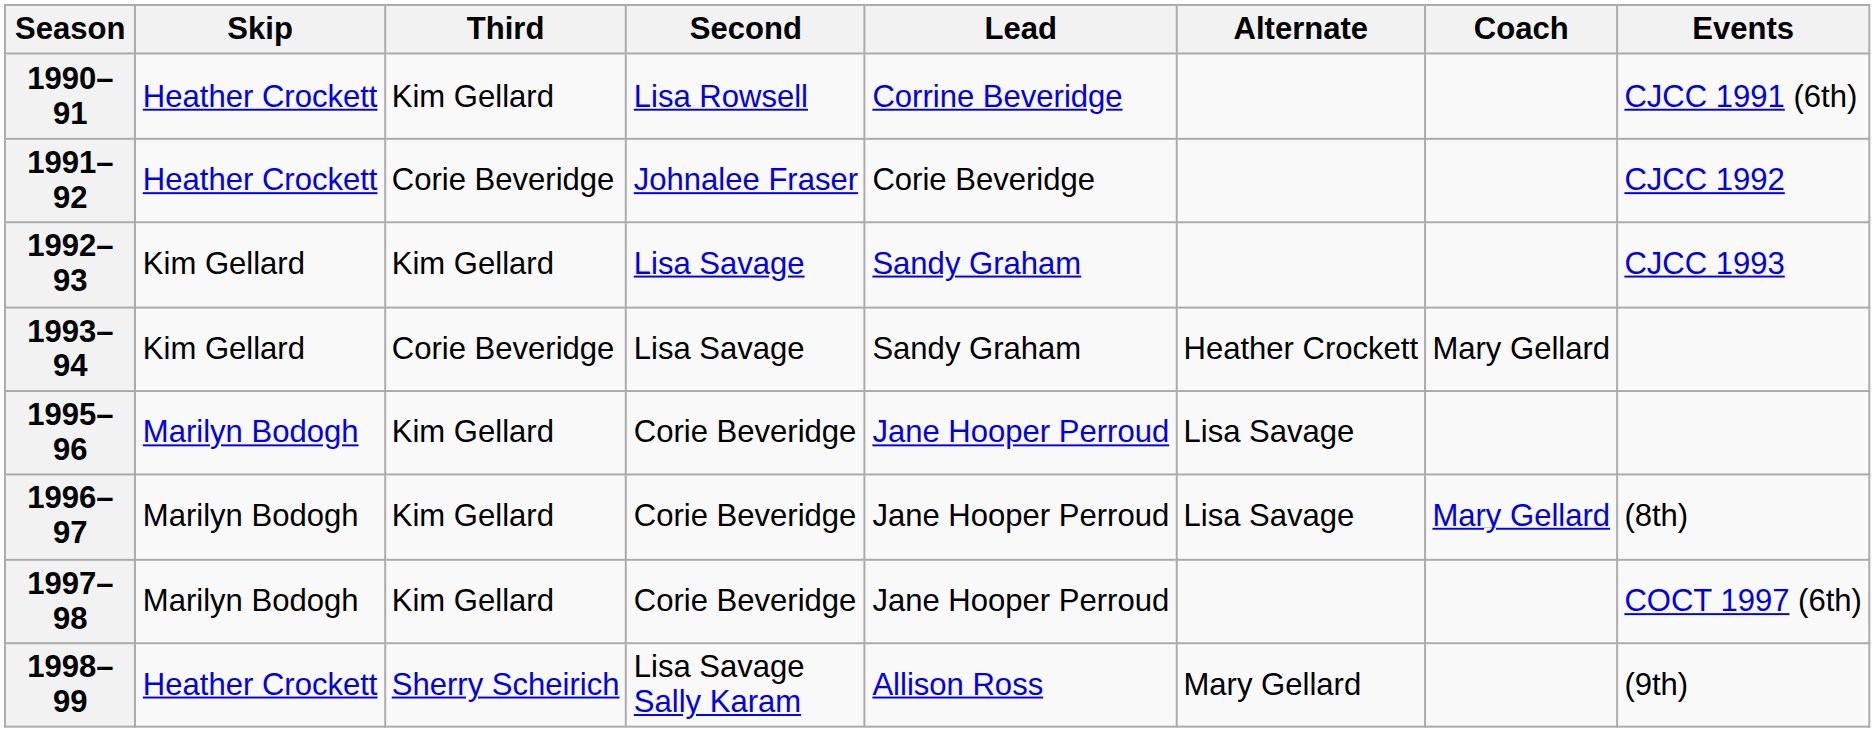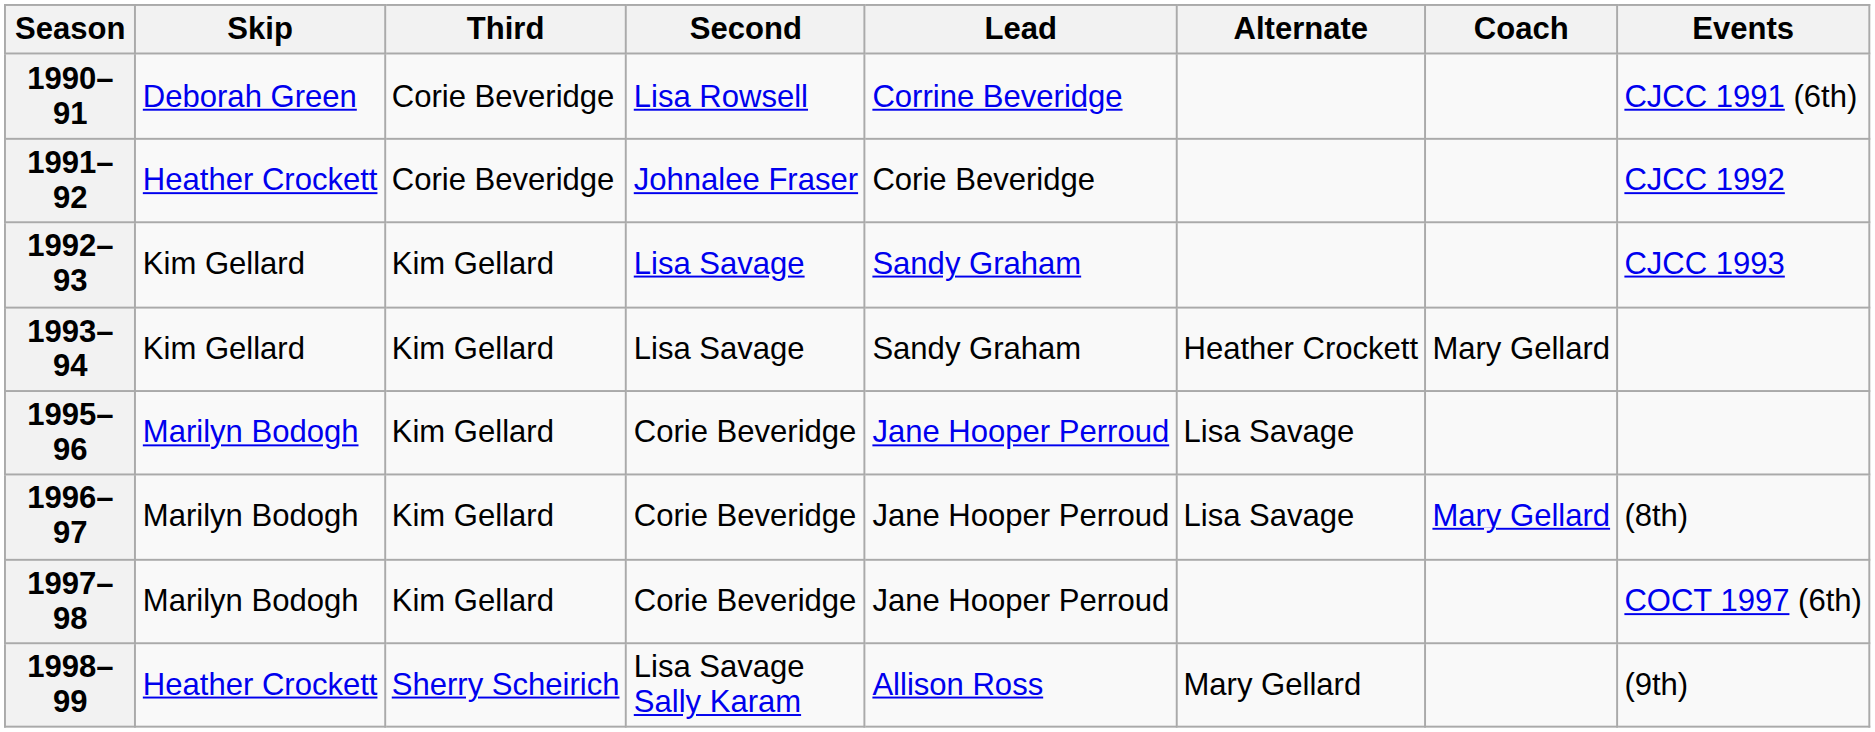(260, 95) Heather Crockett -> (250, 95) Deborah Green
(473, 95) Kim Gellard -> (503, 95) Corie Beveridge
(503, 348) Corie Beveridge -> (473, 348) Kim Gellard
